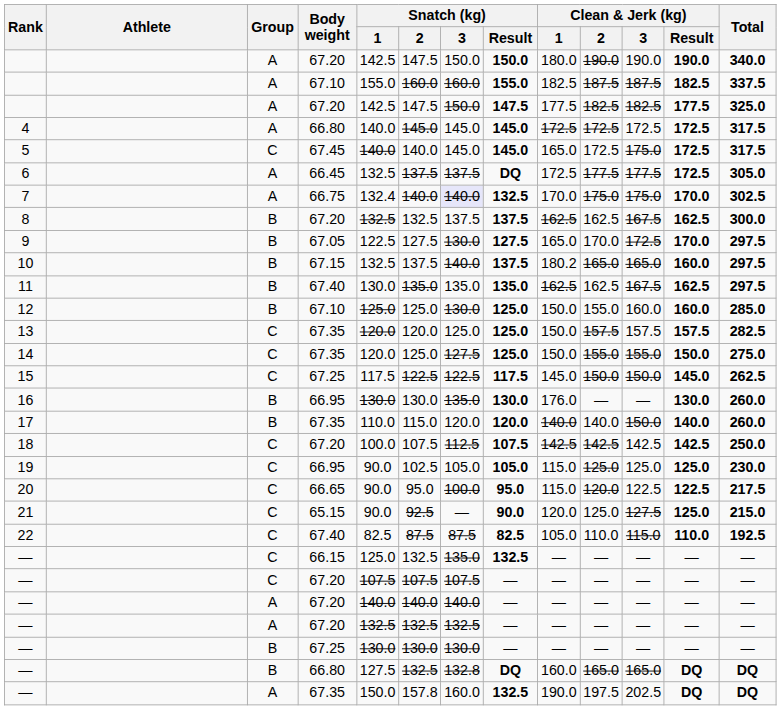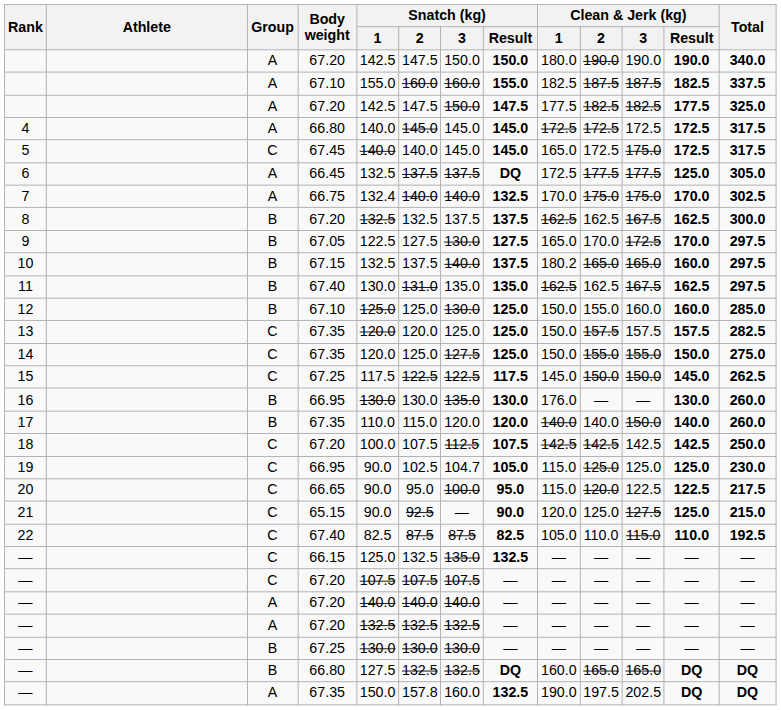(692, 173) 172.5 -> (692, 173) 125.0
(462, 196) lavender background -> (462, 196) no background
(420, 286) 135.0 -> (420, 286) 131.0
(462, 467) 105.0 -> (462, 467) 104.7
(462, 670) 132.8 -> (462, 670) 132.5
